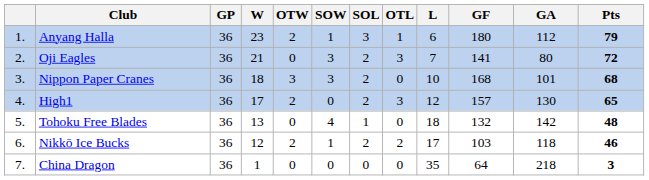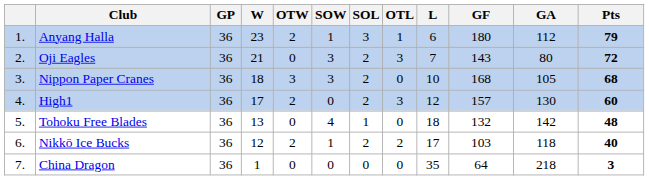(481, 57) 141 -> (481, 57) 143
(546, 79) 101 -> (546, 79) 105
(611, 100) 65 -> (611, 100) 60
(611, 143) 46 -> (611, 143) 40
